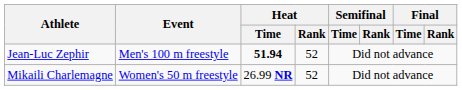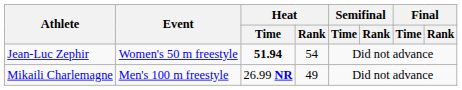(174, 54) Men's 100 m freestyle -> (178, 54) Women's 50 m freestyle
(312, 54) 52 -> (312, 54) 54
(178, 75) Women's 50 m freestyle -> (174, 75) Men's 100 m freestyle
(312, 75) 52 -> (312, 75) 49
